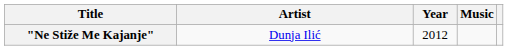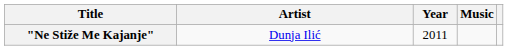(435, 34) 2012 -> (435, 34) 2011
